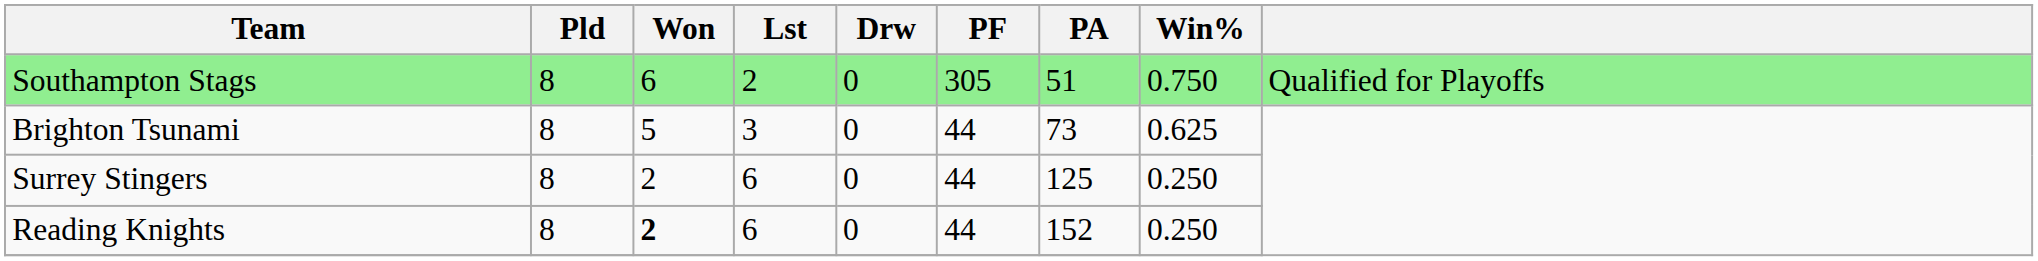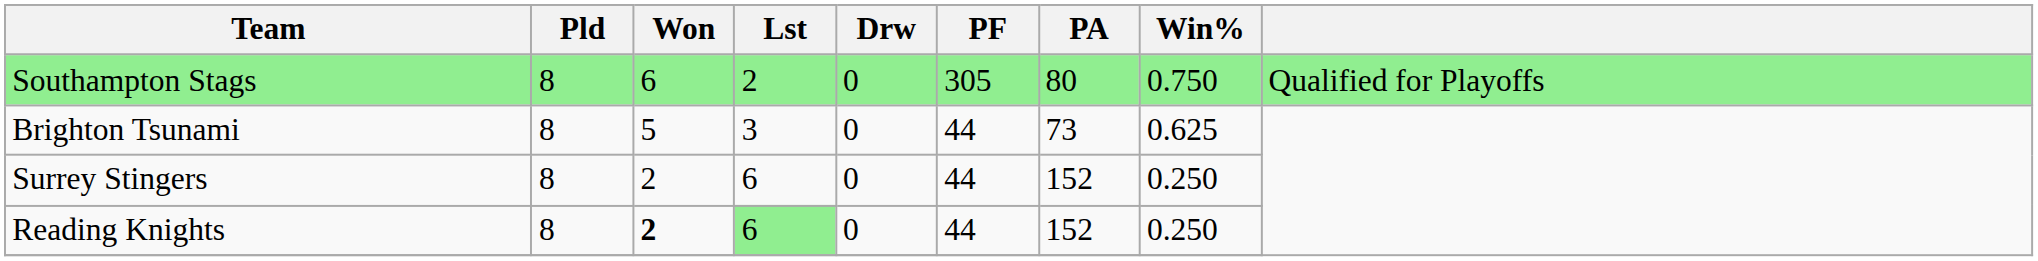(1061, 79) 51 -> (1061, 79) 80
(1069, 179) 125 -> (1069, 179) 152
(750, 229) no background -> (750, 229) lightgreen background
